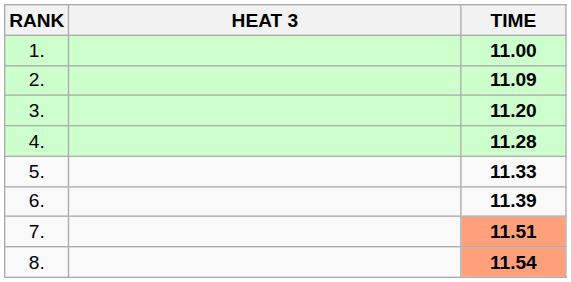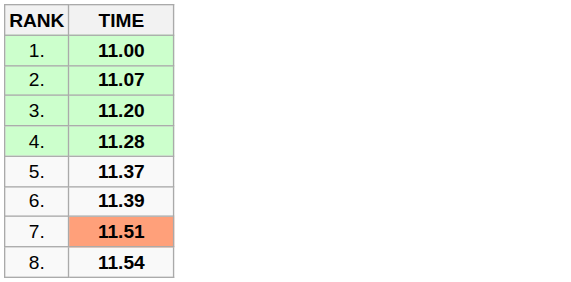- column: (265, 20)
(513, 81) 11.09 -> (121, 81) 11.07
(513, 171) 11.33 -> (121, 171) 11.37
(513, 262) lightsalmon background -> (121, 262) no background
